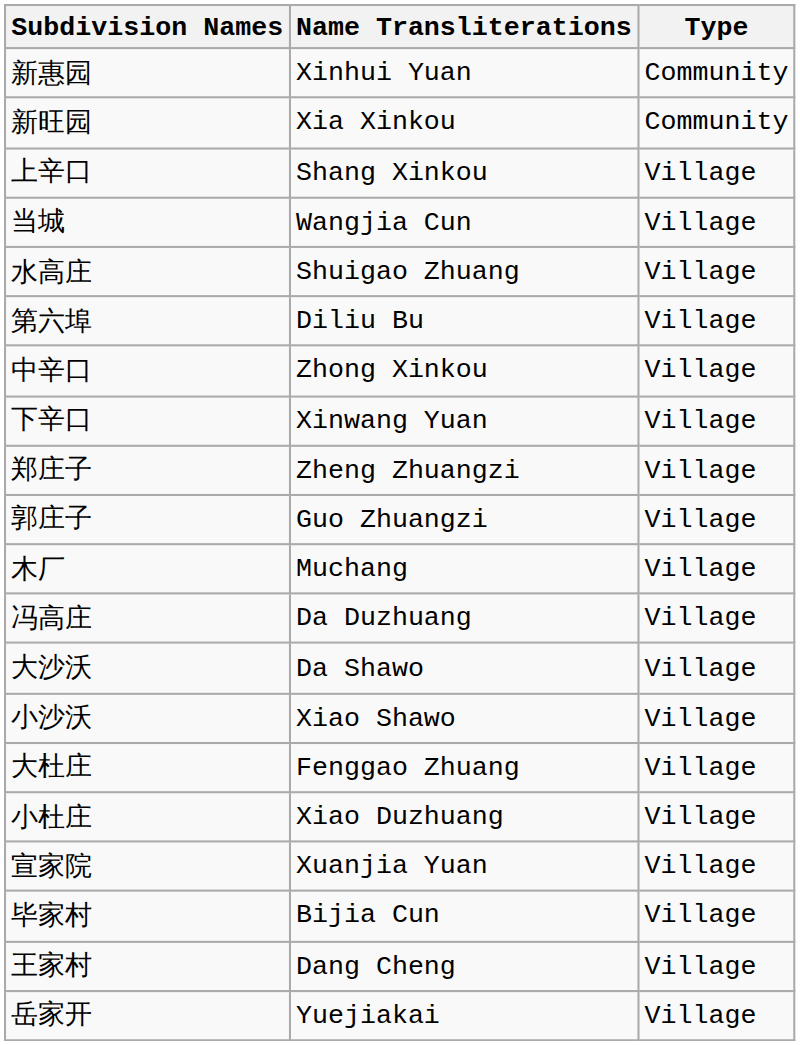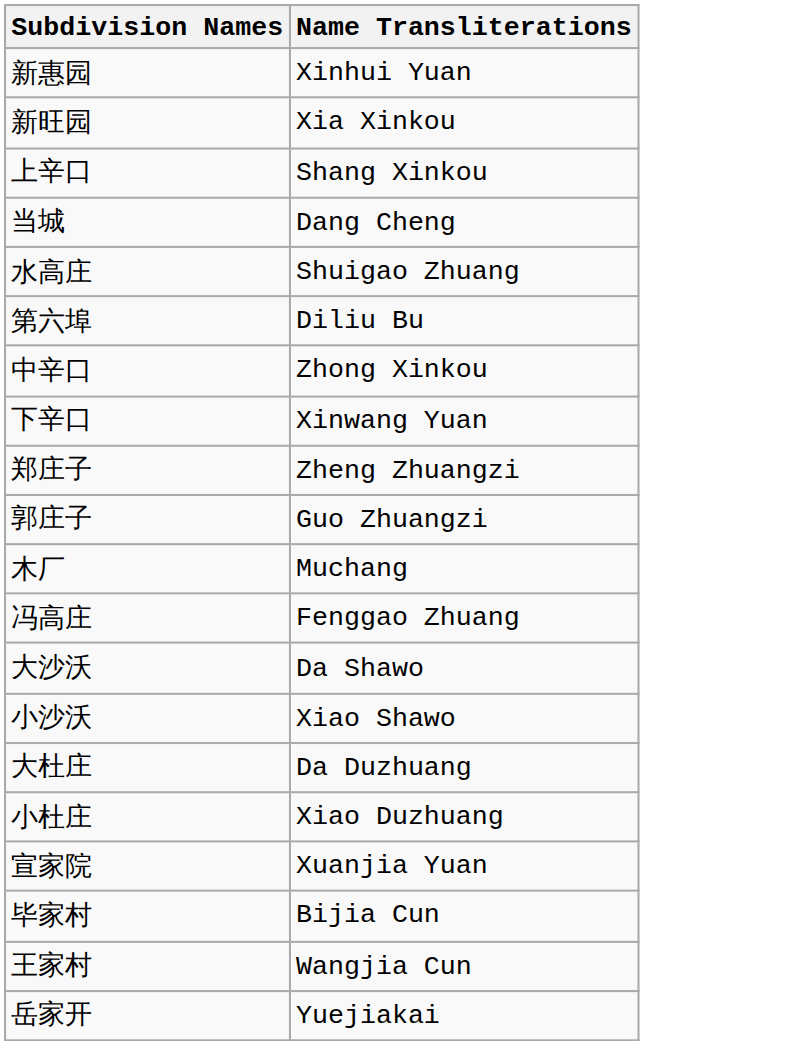- column: (716, 27)
(384, 222) Wangjia Cun -> (376, 222) Dang Cheng
(384, 619) Da Duzhuang -> (408, 619) Fenggao Zhuang
(408, 767) Fenggao Zhuang -> (384, 767) Da Duzhuang
(376, 966) Dang Cheng -> (384, 966) Wangjia Cun
